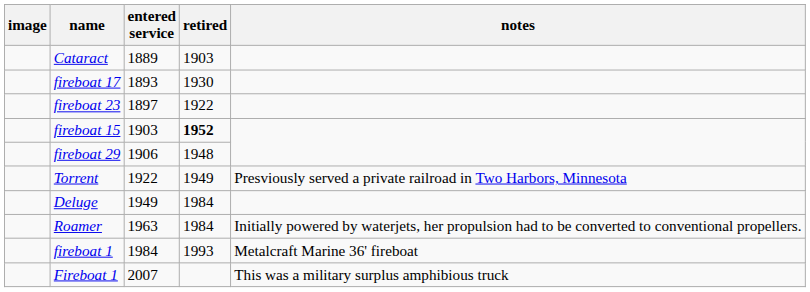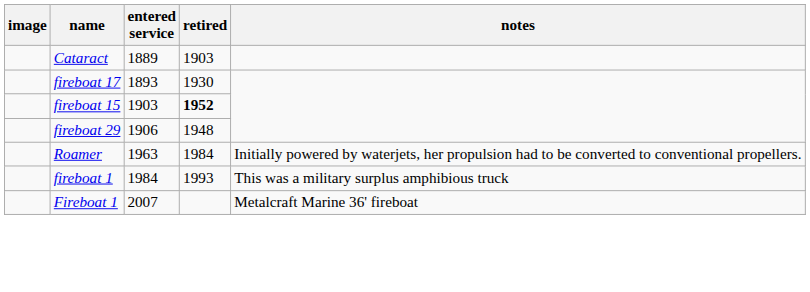- row: (87, 105)
- row: (76, 178)
- row: (76, 202)
(326, 250) Metalcraft Marine 36' fireboat -> (371, 178) This was a military surplus amphibious truck
(371, 274) This was a military surplus amphibious truck -> (326, 202) Metalcraft Marine 36' fireboat
